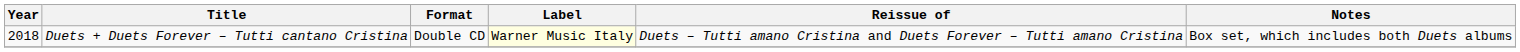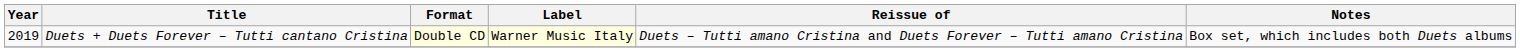(23, 37) 2018 -> (23, 37) 2019
(450, 37) no background -> (450, 37) lightyellow background
